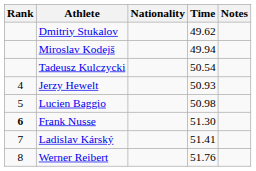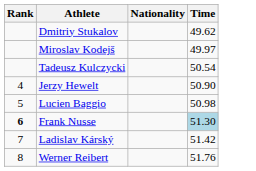- column: (234, 13)
(203, 49) 49.94 -> (203, 49) 49.97
(203, 85) 50.93 -> (203, 85) 50.90
(203, 121) no background -> (203, 121) lightblue background
(203, 139) 51.41 -> (203, 139) 51.42
